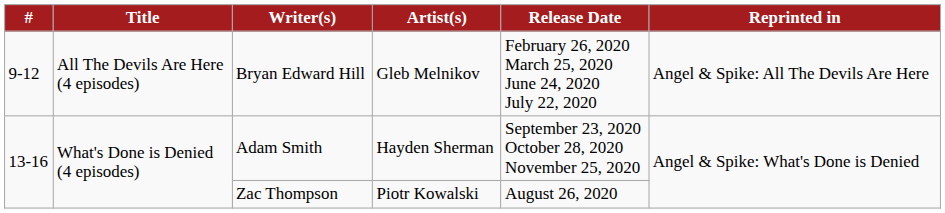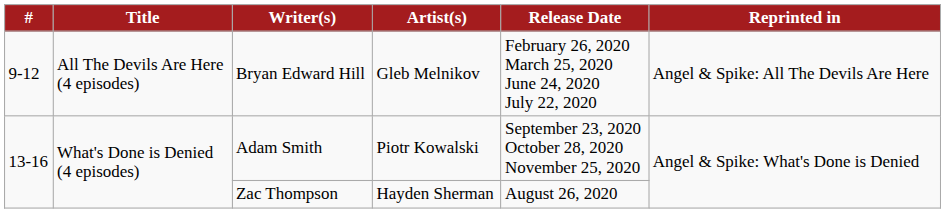(435, 148) Hayden Sherman -> (428, 148) Piotr Kowalski
(428, 194) Piotr Kowalski -> (435, 194) Hayden Sherman
